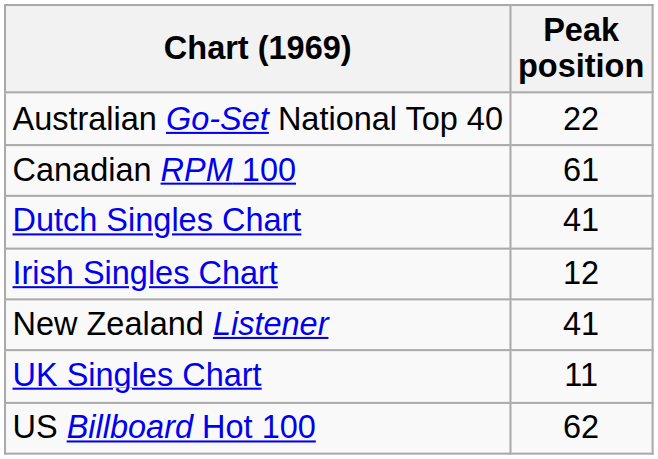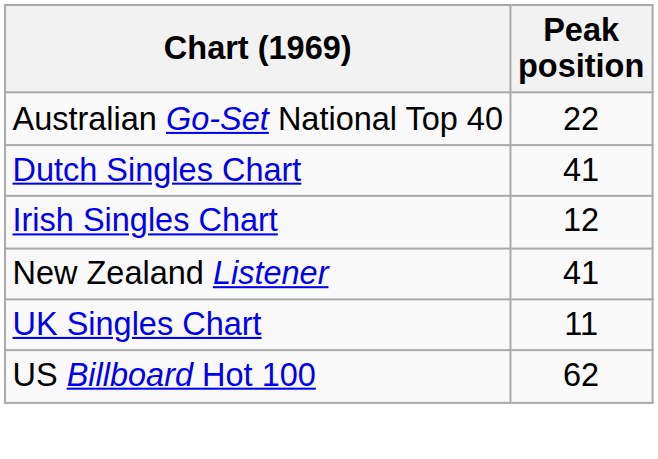- row: (154, 169)
